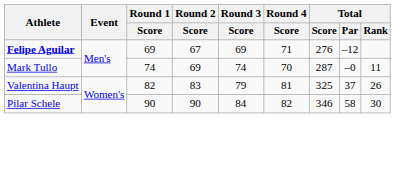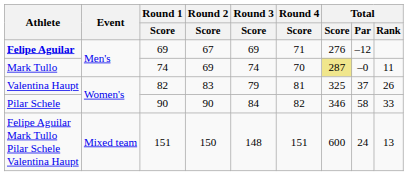(324, 67) no background -> (337, 67) khaki background
(376, 104) 30 -> (388, 104) 33
+ row: (43, 142)
